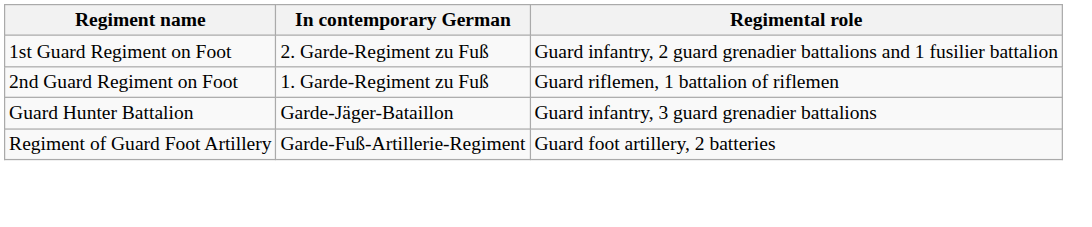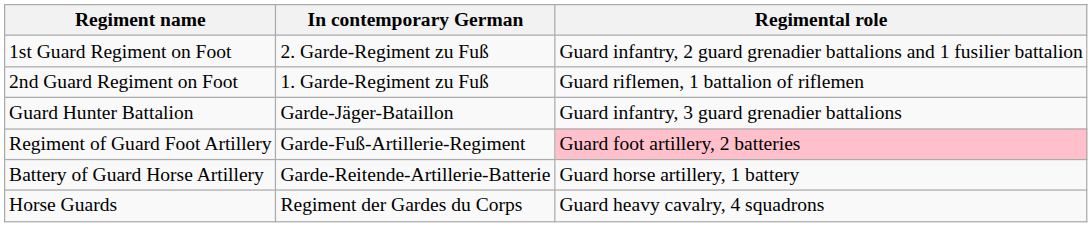(655, 143) no background -> (680, 143) pink background
+ row: (136, 174)
+ row: (63, 205)
